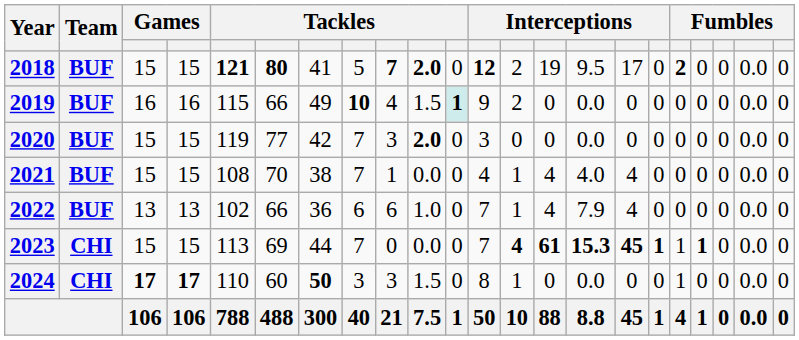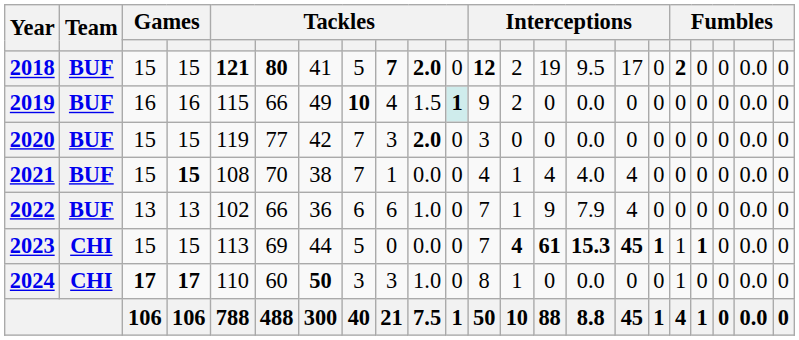(189, 174) normal -> (189, 174) bold
(550, 210) 4 -> (550, 210) 9
(359, 245) 7 -> (359, 245) 5
(427, 281) 1.5 -> (427, 281) 1.0
